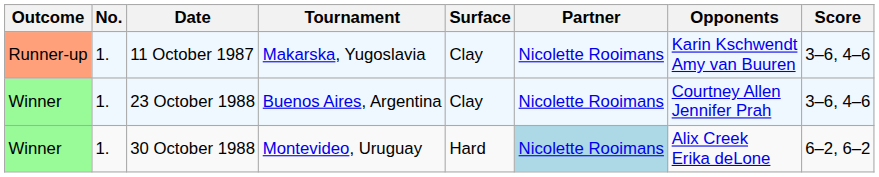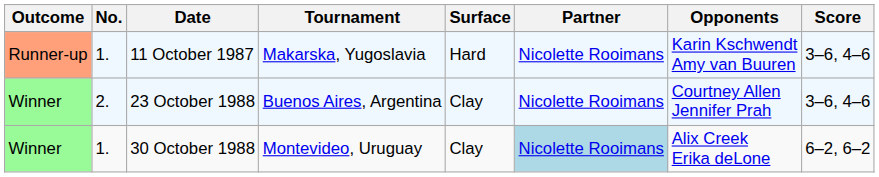(466, 54) Clay -> (468, 54) Hard
(102, 101) 1. -> (102, 101) 2.
(468, 147) Hard -> (466, 147) Clay
